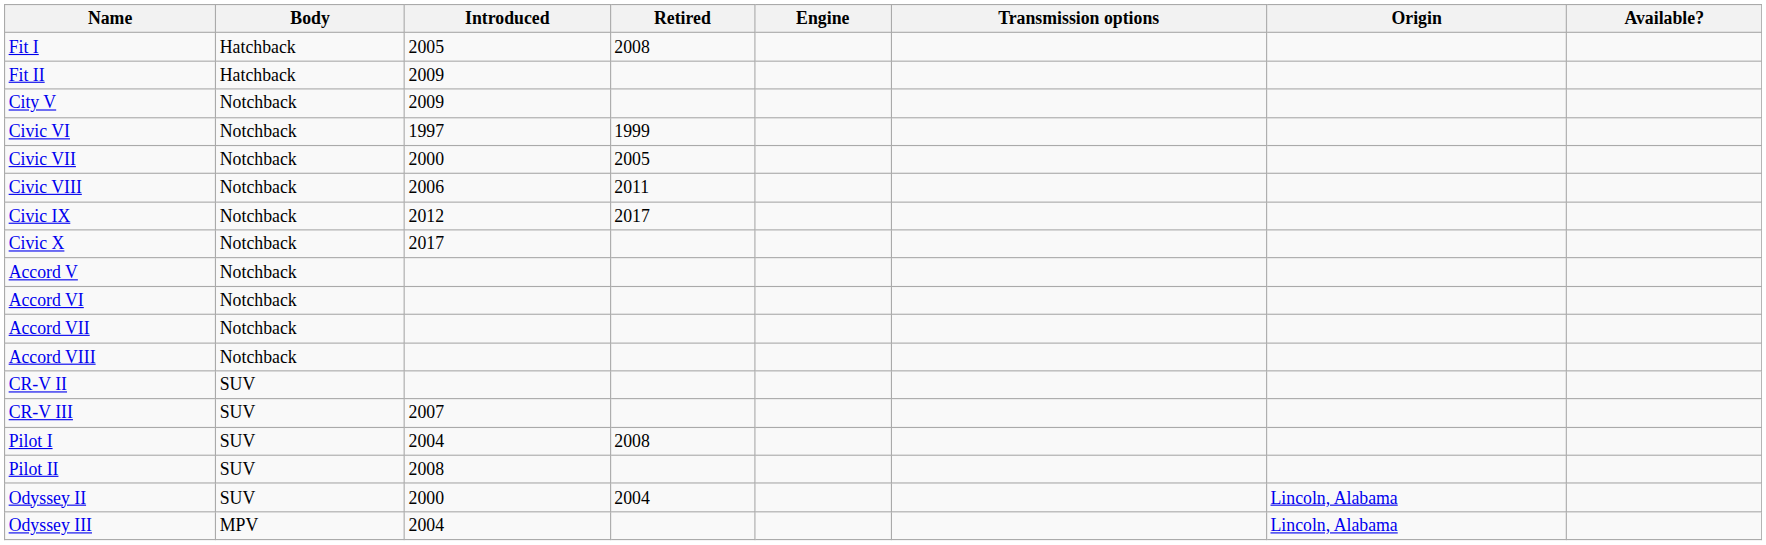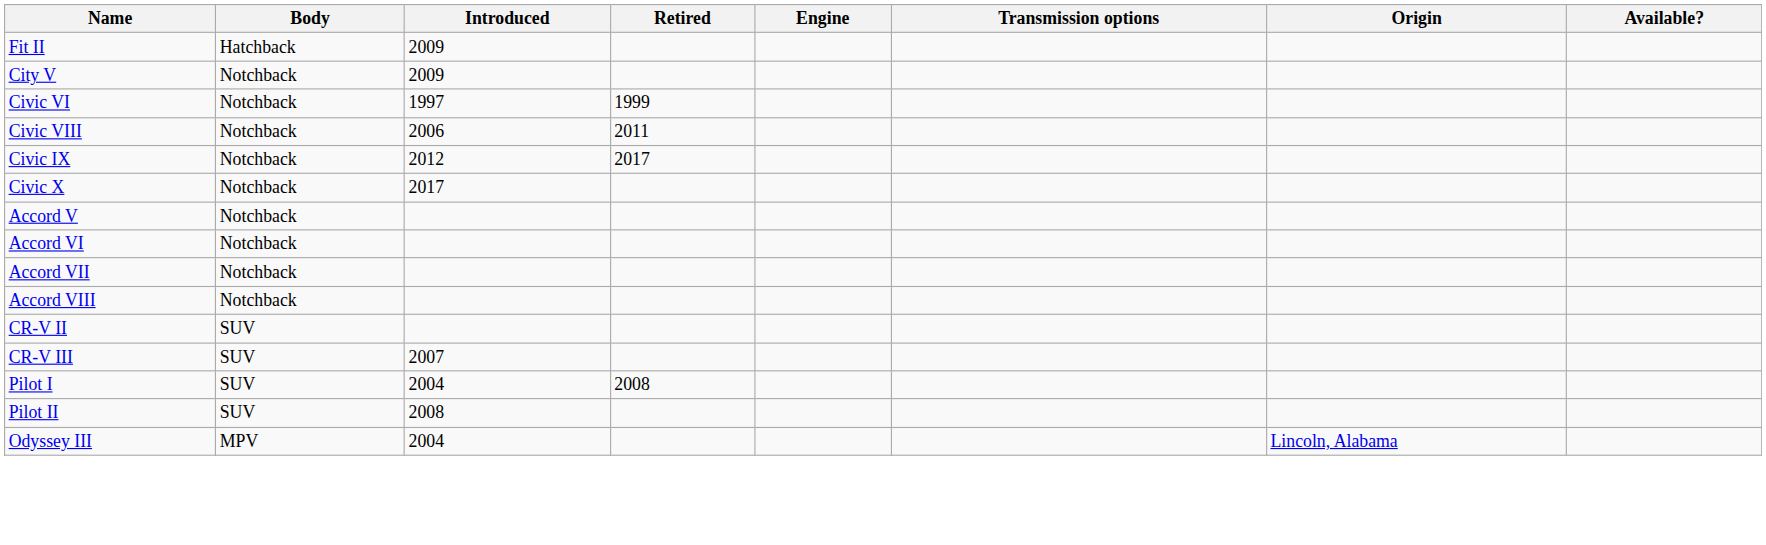- row: (24, 46)
- row: (42, 159)
- row: (47, 497)
